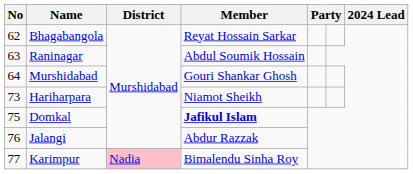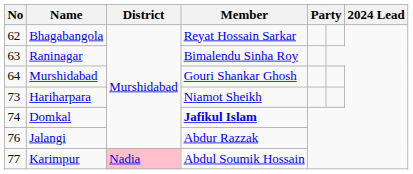(244, 55) Abdul Soumik Hossain -> (241, 55) Bimalendu Sinha Roy
(14, 117) 75 -> (14, 117) 74
(241, 158) Bimalendu Sinha Roy -> (244, 158) Abdul Soumik Hossain
